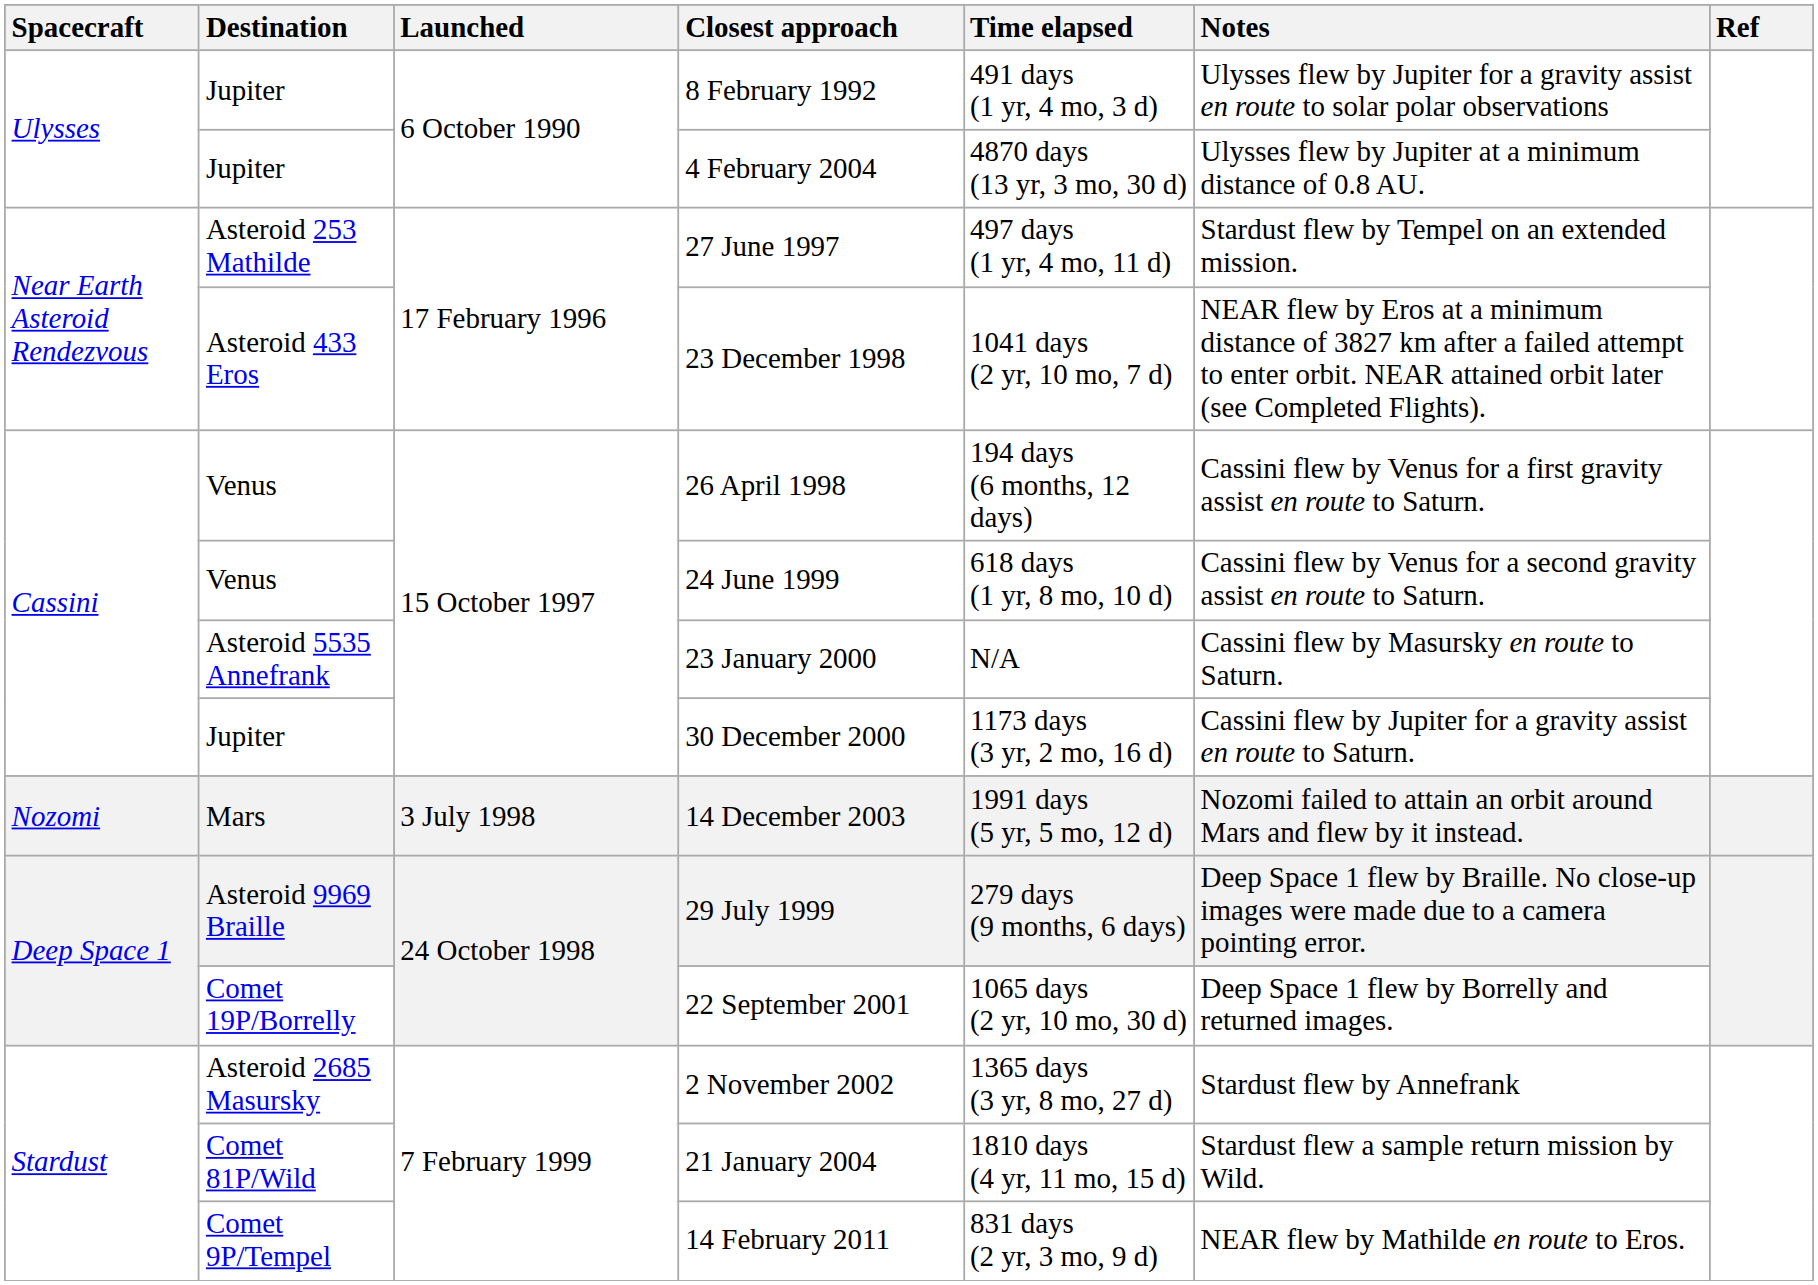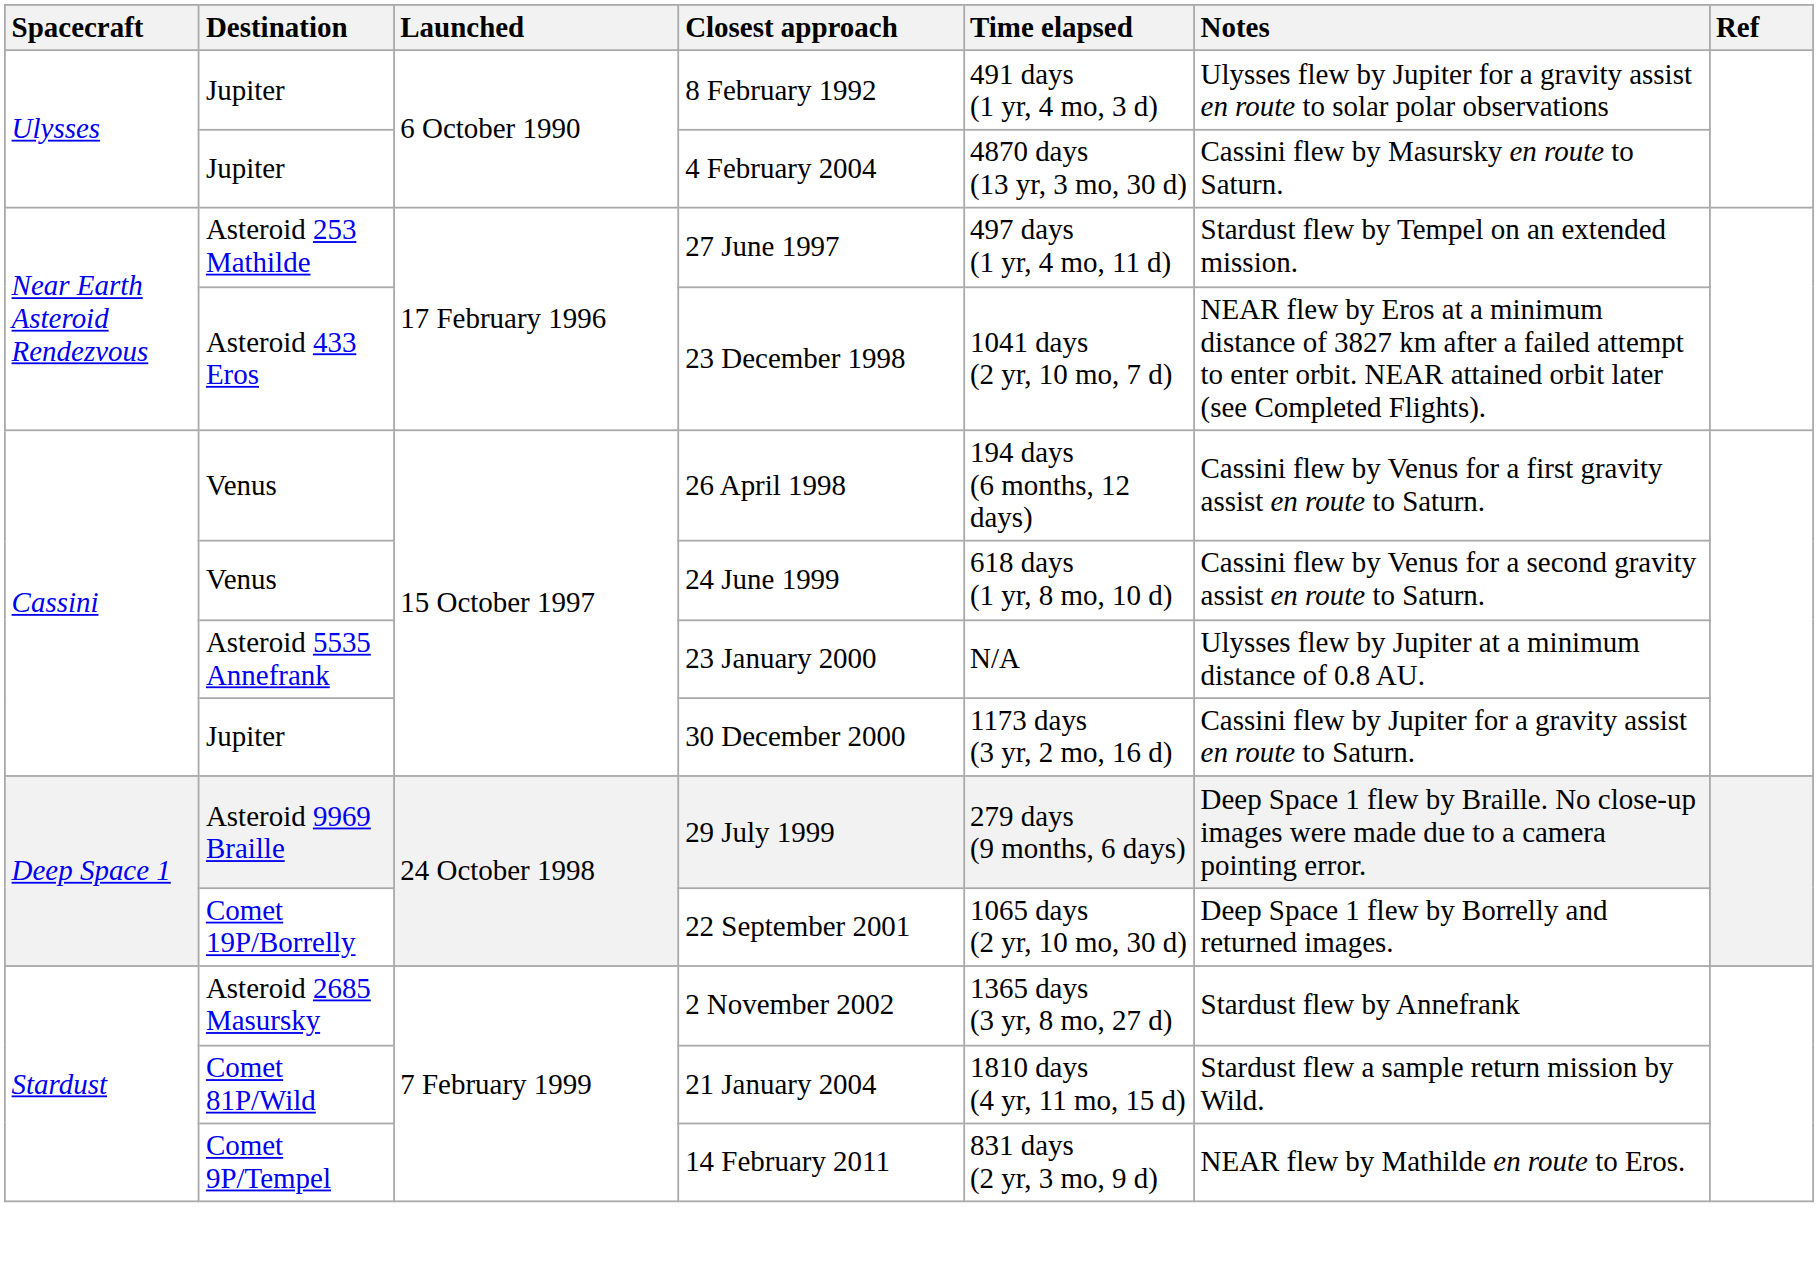(1420, 168) Ulysses flew by Jupiter at a minimum distance of 0.8 AU. -> (1417, 168) Cassini flew by Masursky en route to Saturn.
(1417, 658) Cassini flew by Masursky en route to Saturn. -> (1420, 658) Ulysses flew by Jupiter at a minimum distance of 0.8 AU.
- row: (795, 815)
